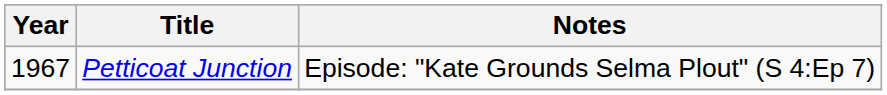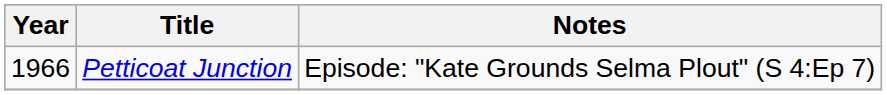(40, 67) 1967 -> (40, 67) 1966
